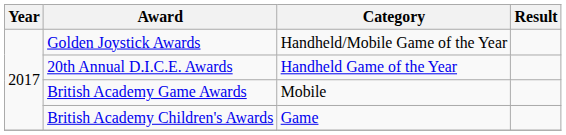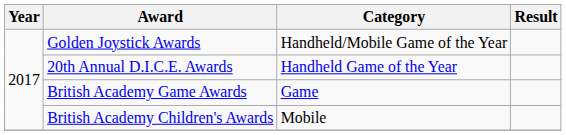(304, 92) Mobile -> (300, 92) Game
(300, 117) Game -> (304, 117) Mobile
